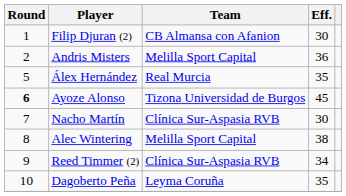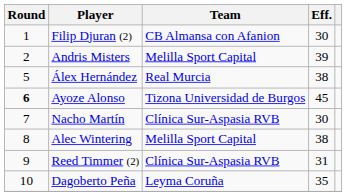(322, 56) 36 -> (322, 56) 39
(322, 77) 35 -> (322, 77) 38
(322, 160) 34 -> (322, 160) 31
